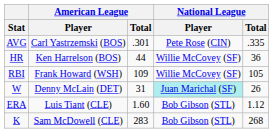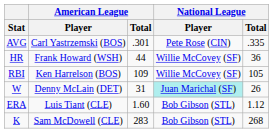(78, 58) Ken Harrelson (BOS) -> (78, 58) Frank Howard (WSH)
(78, 74) Frank Howard (WSH) -> (78, 74) Ken Harrelson (BOS)
